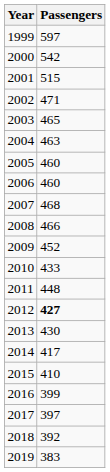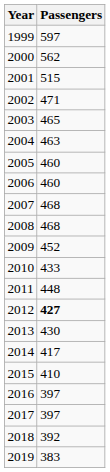(50, 57) 542 -> (50, 57) 562
(50, 225) 466 -> (50, 225) 468
(50, 394) 399 -> (50, 394) 397
